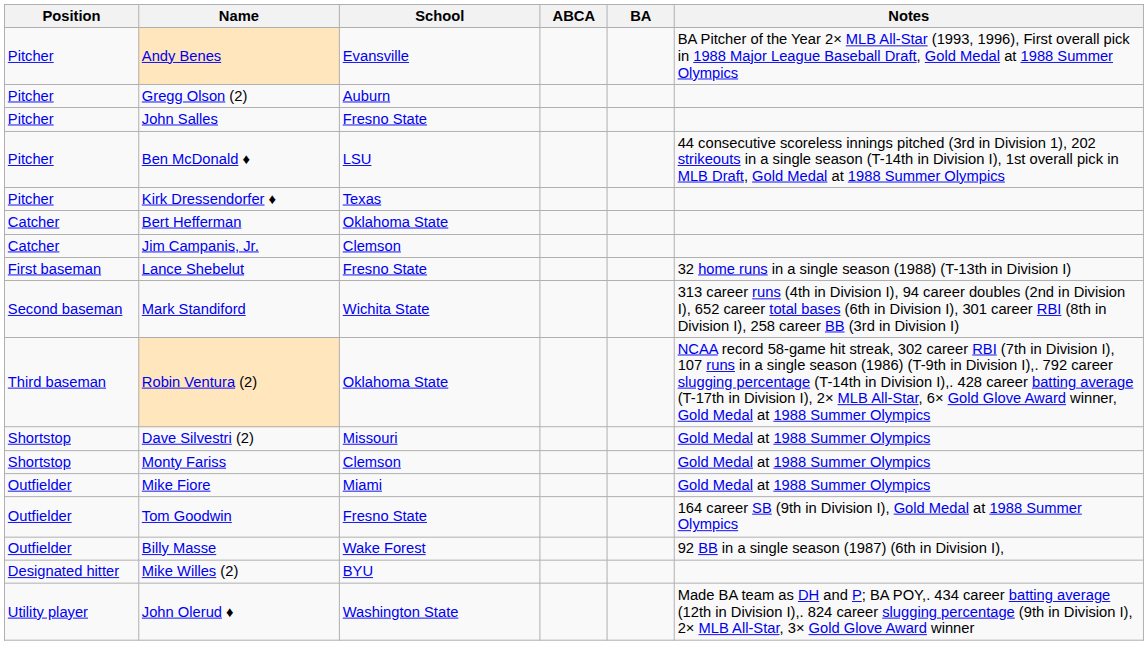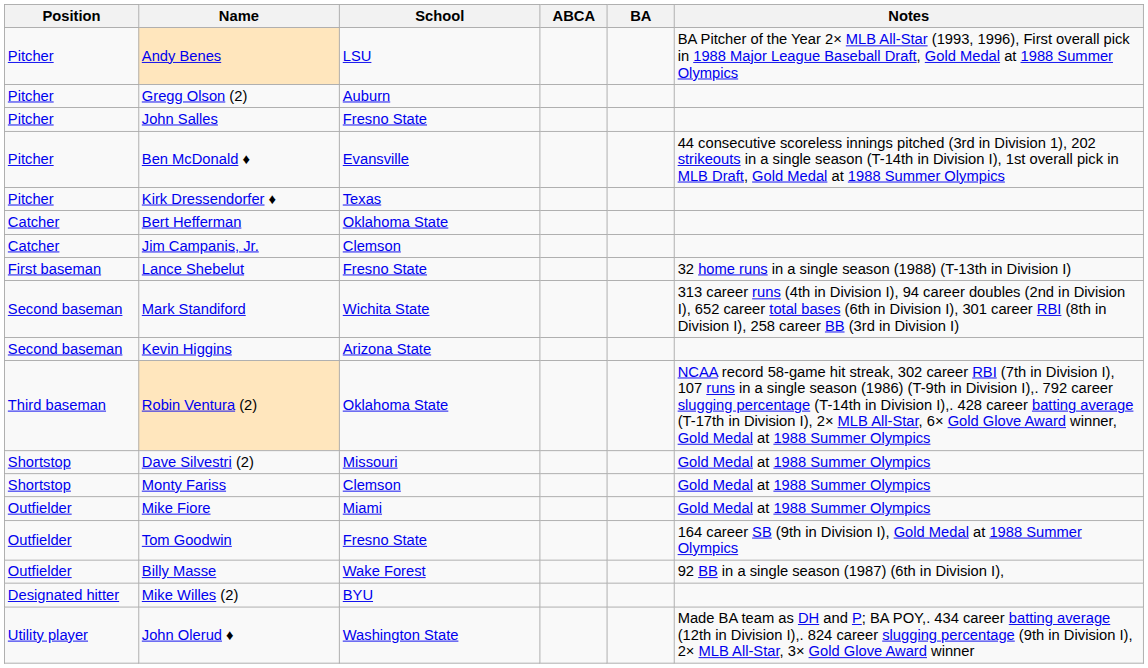(376, 56) Evansville -> (357, 56) LSU
(357, 159) LSU -> (376, 159) Evansville
+ row: (187, 348)
